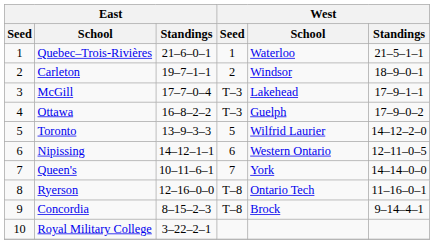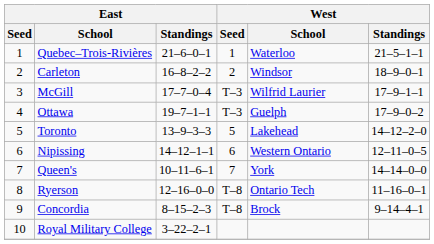(186, 72) 19–7–1–1 -> (186, 72) 16–8–2–2
(274, 92) Lakehead -> (288, 92) Wilfrid Laurier
(186, 111) 16–8–2–2 -> (186, 111) 19–7–1–1
(288, 131) Wilfrid Laurier -> (274, 131) Lakehead
